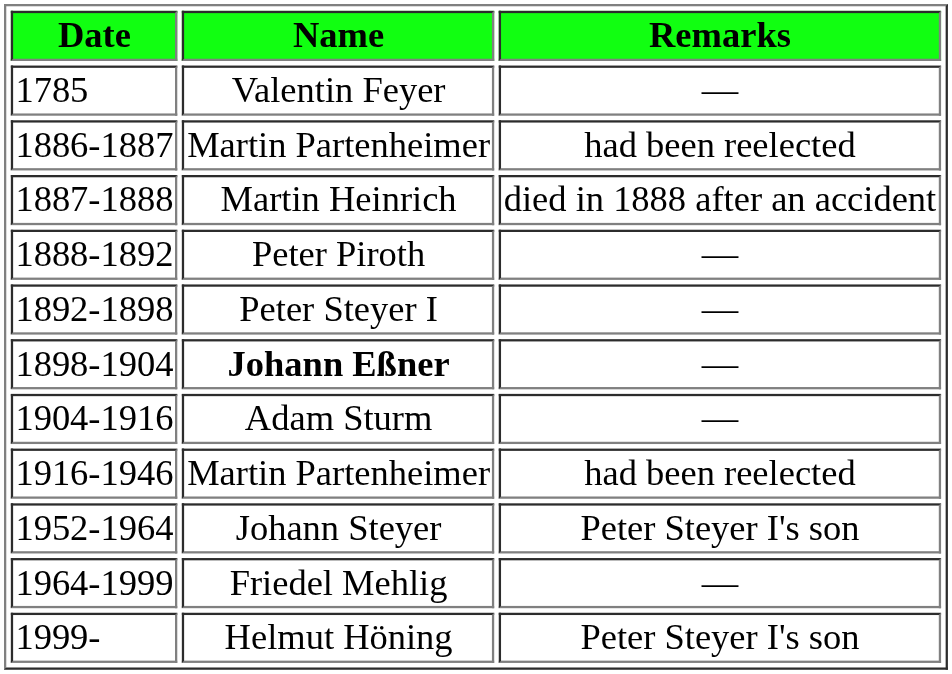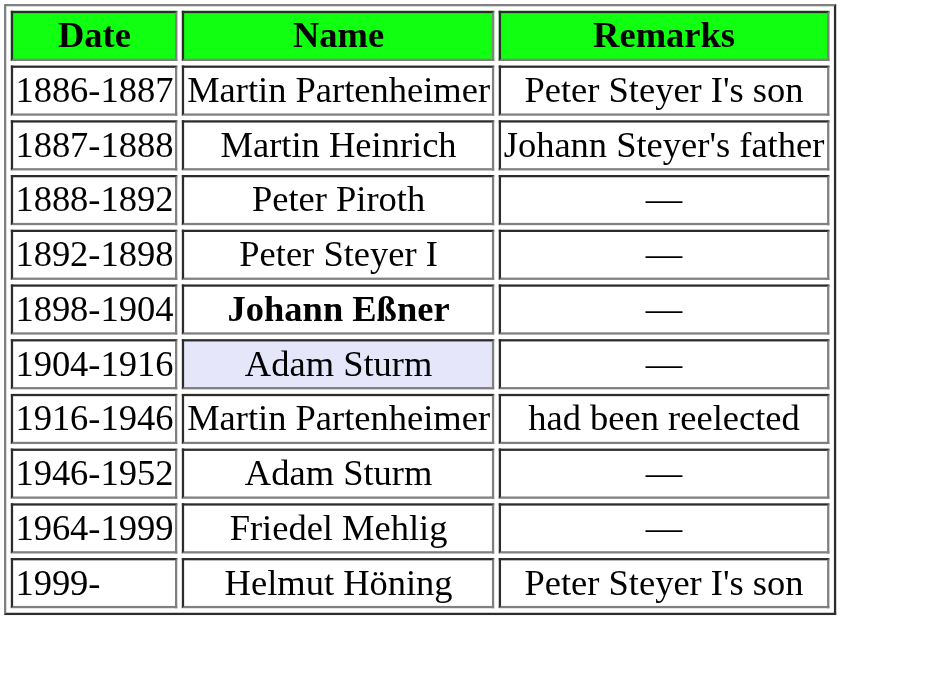- row: (52, 90)
(720, 144) had been reelected -> (664, 90) Peter Steyer I's son
(720, 199) died in 1888 after an accident -> (664, 144) Johann Steyer's father
(339, 418) no background -> (339, 363) lavender background
+ row: (94, 473)
- row: (94, 527)
